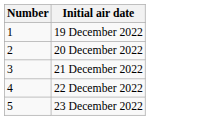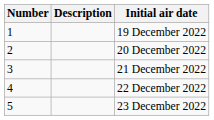+ column: (83, 13)
